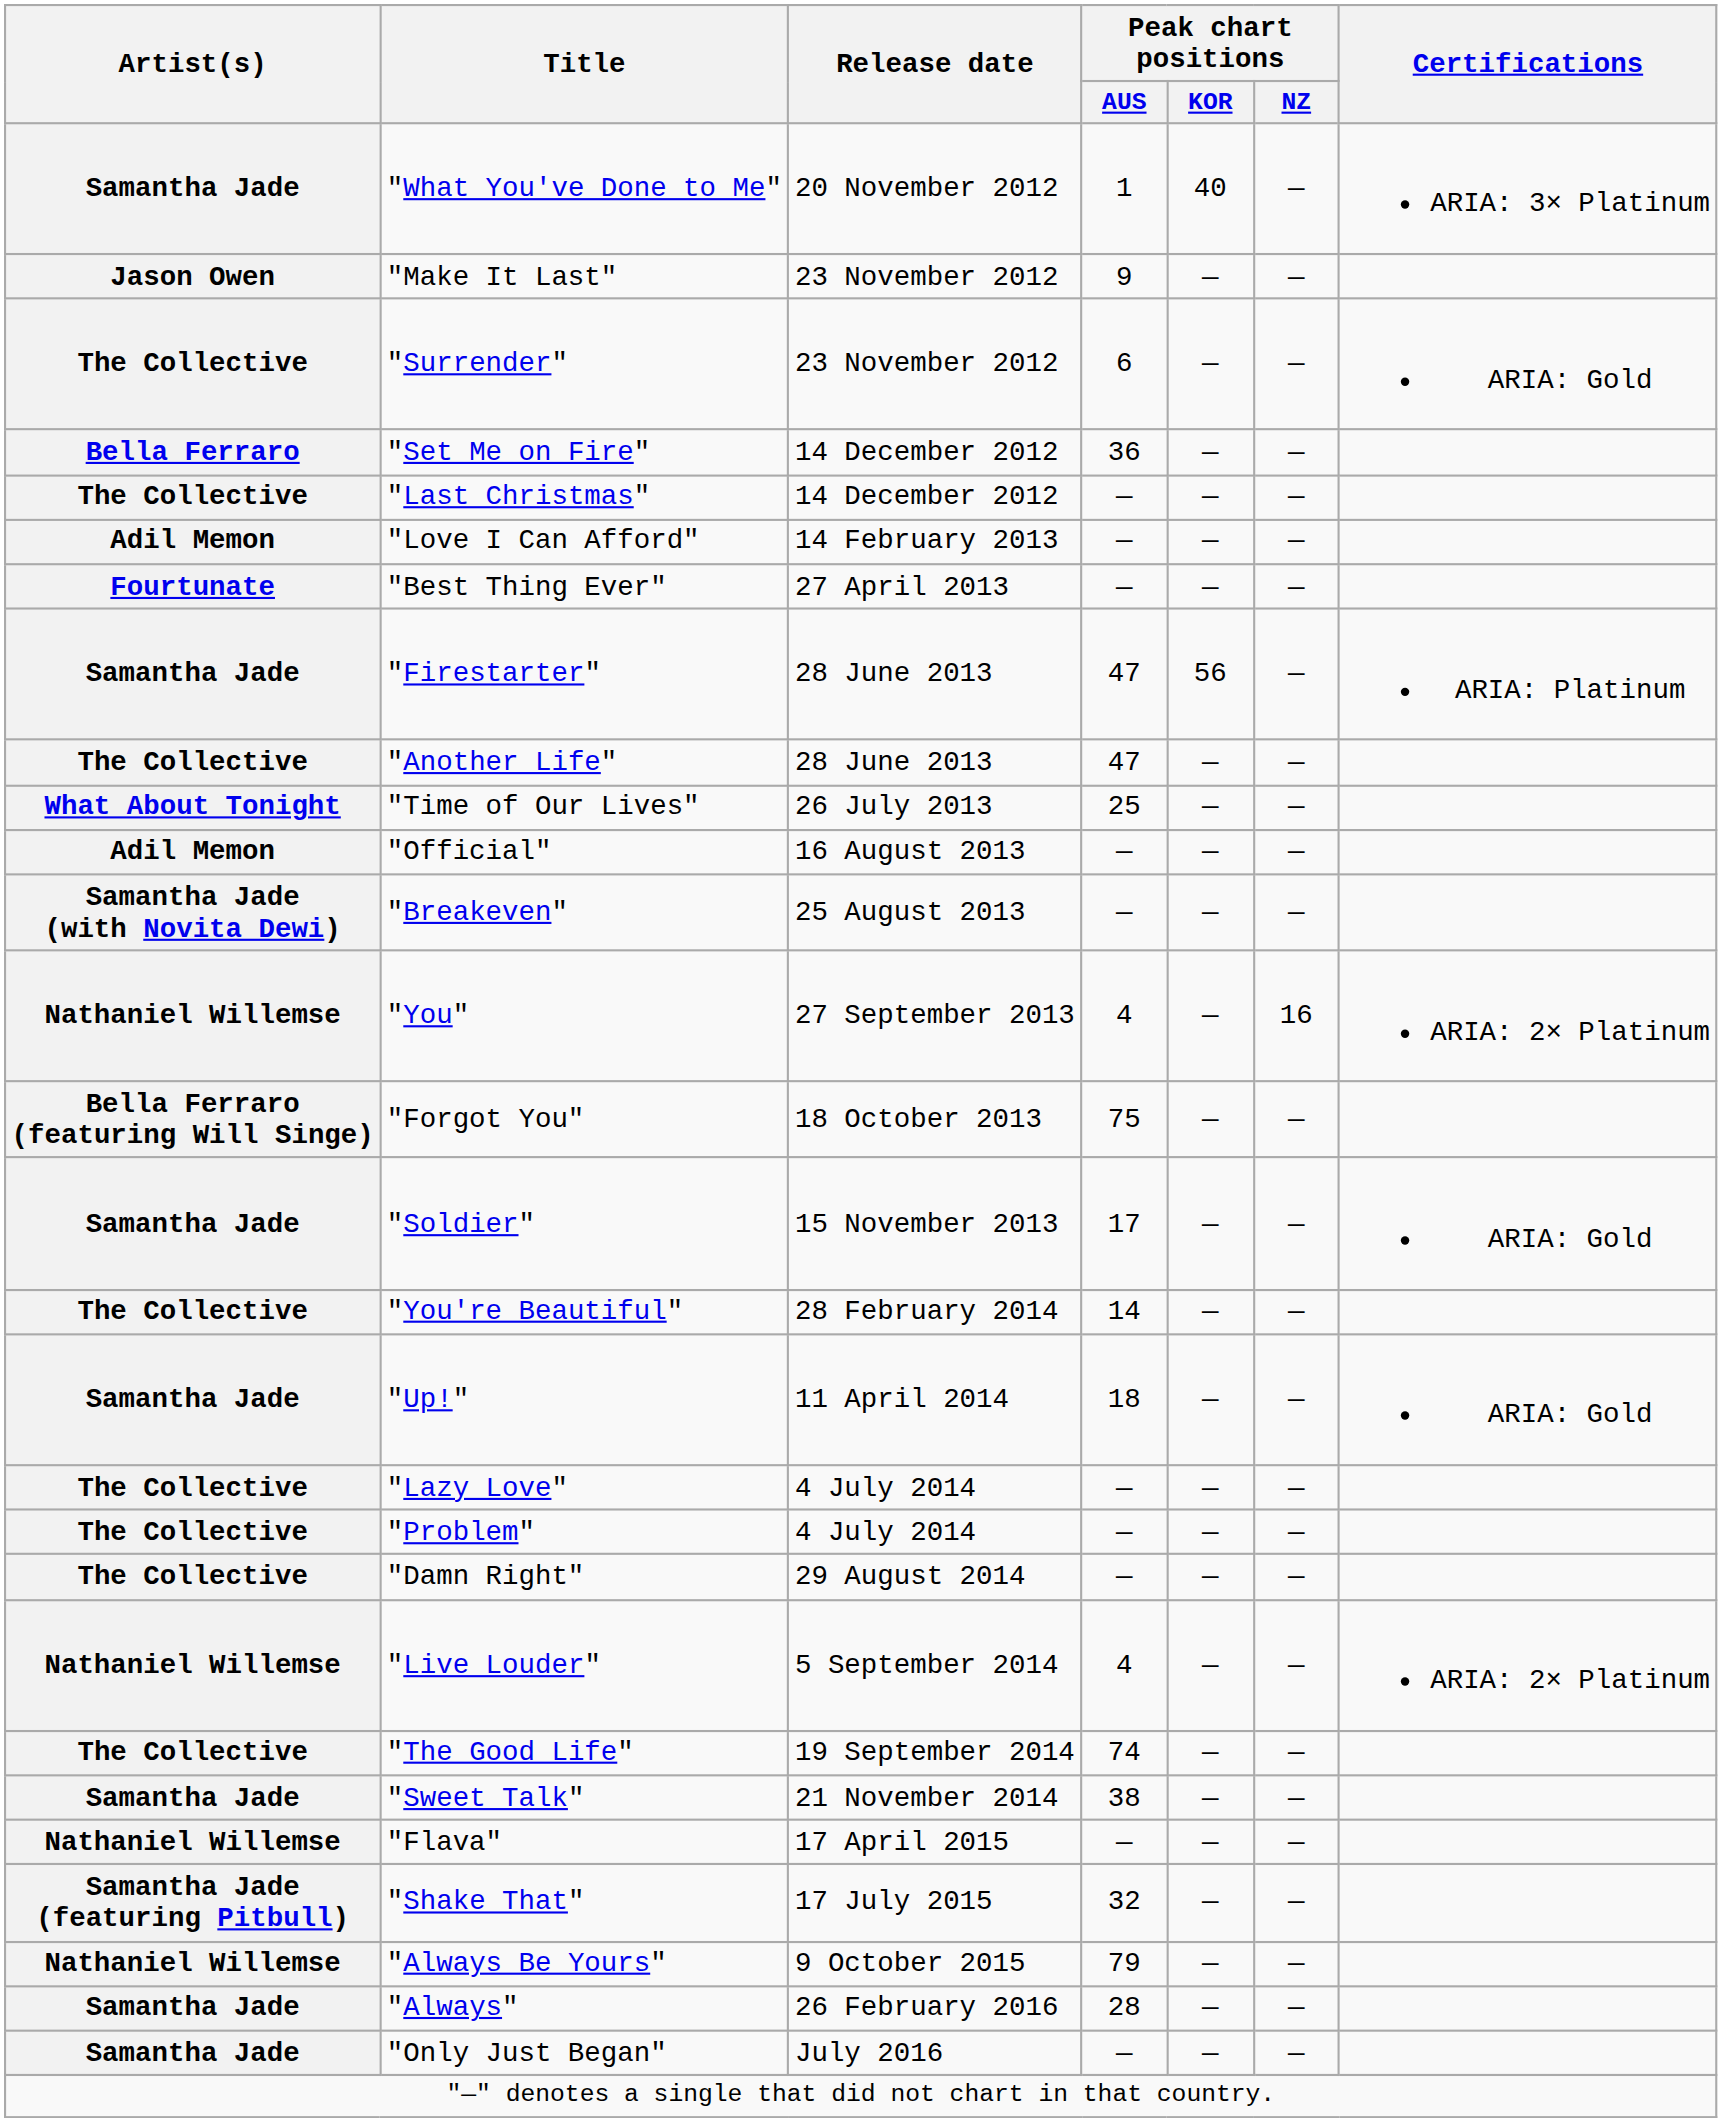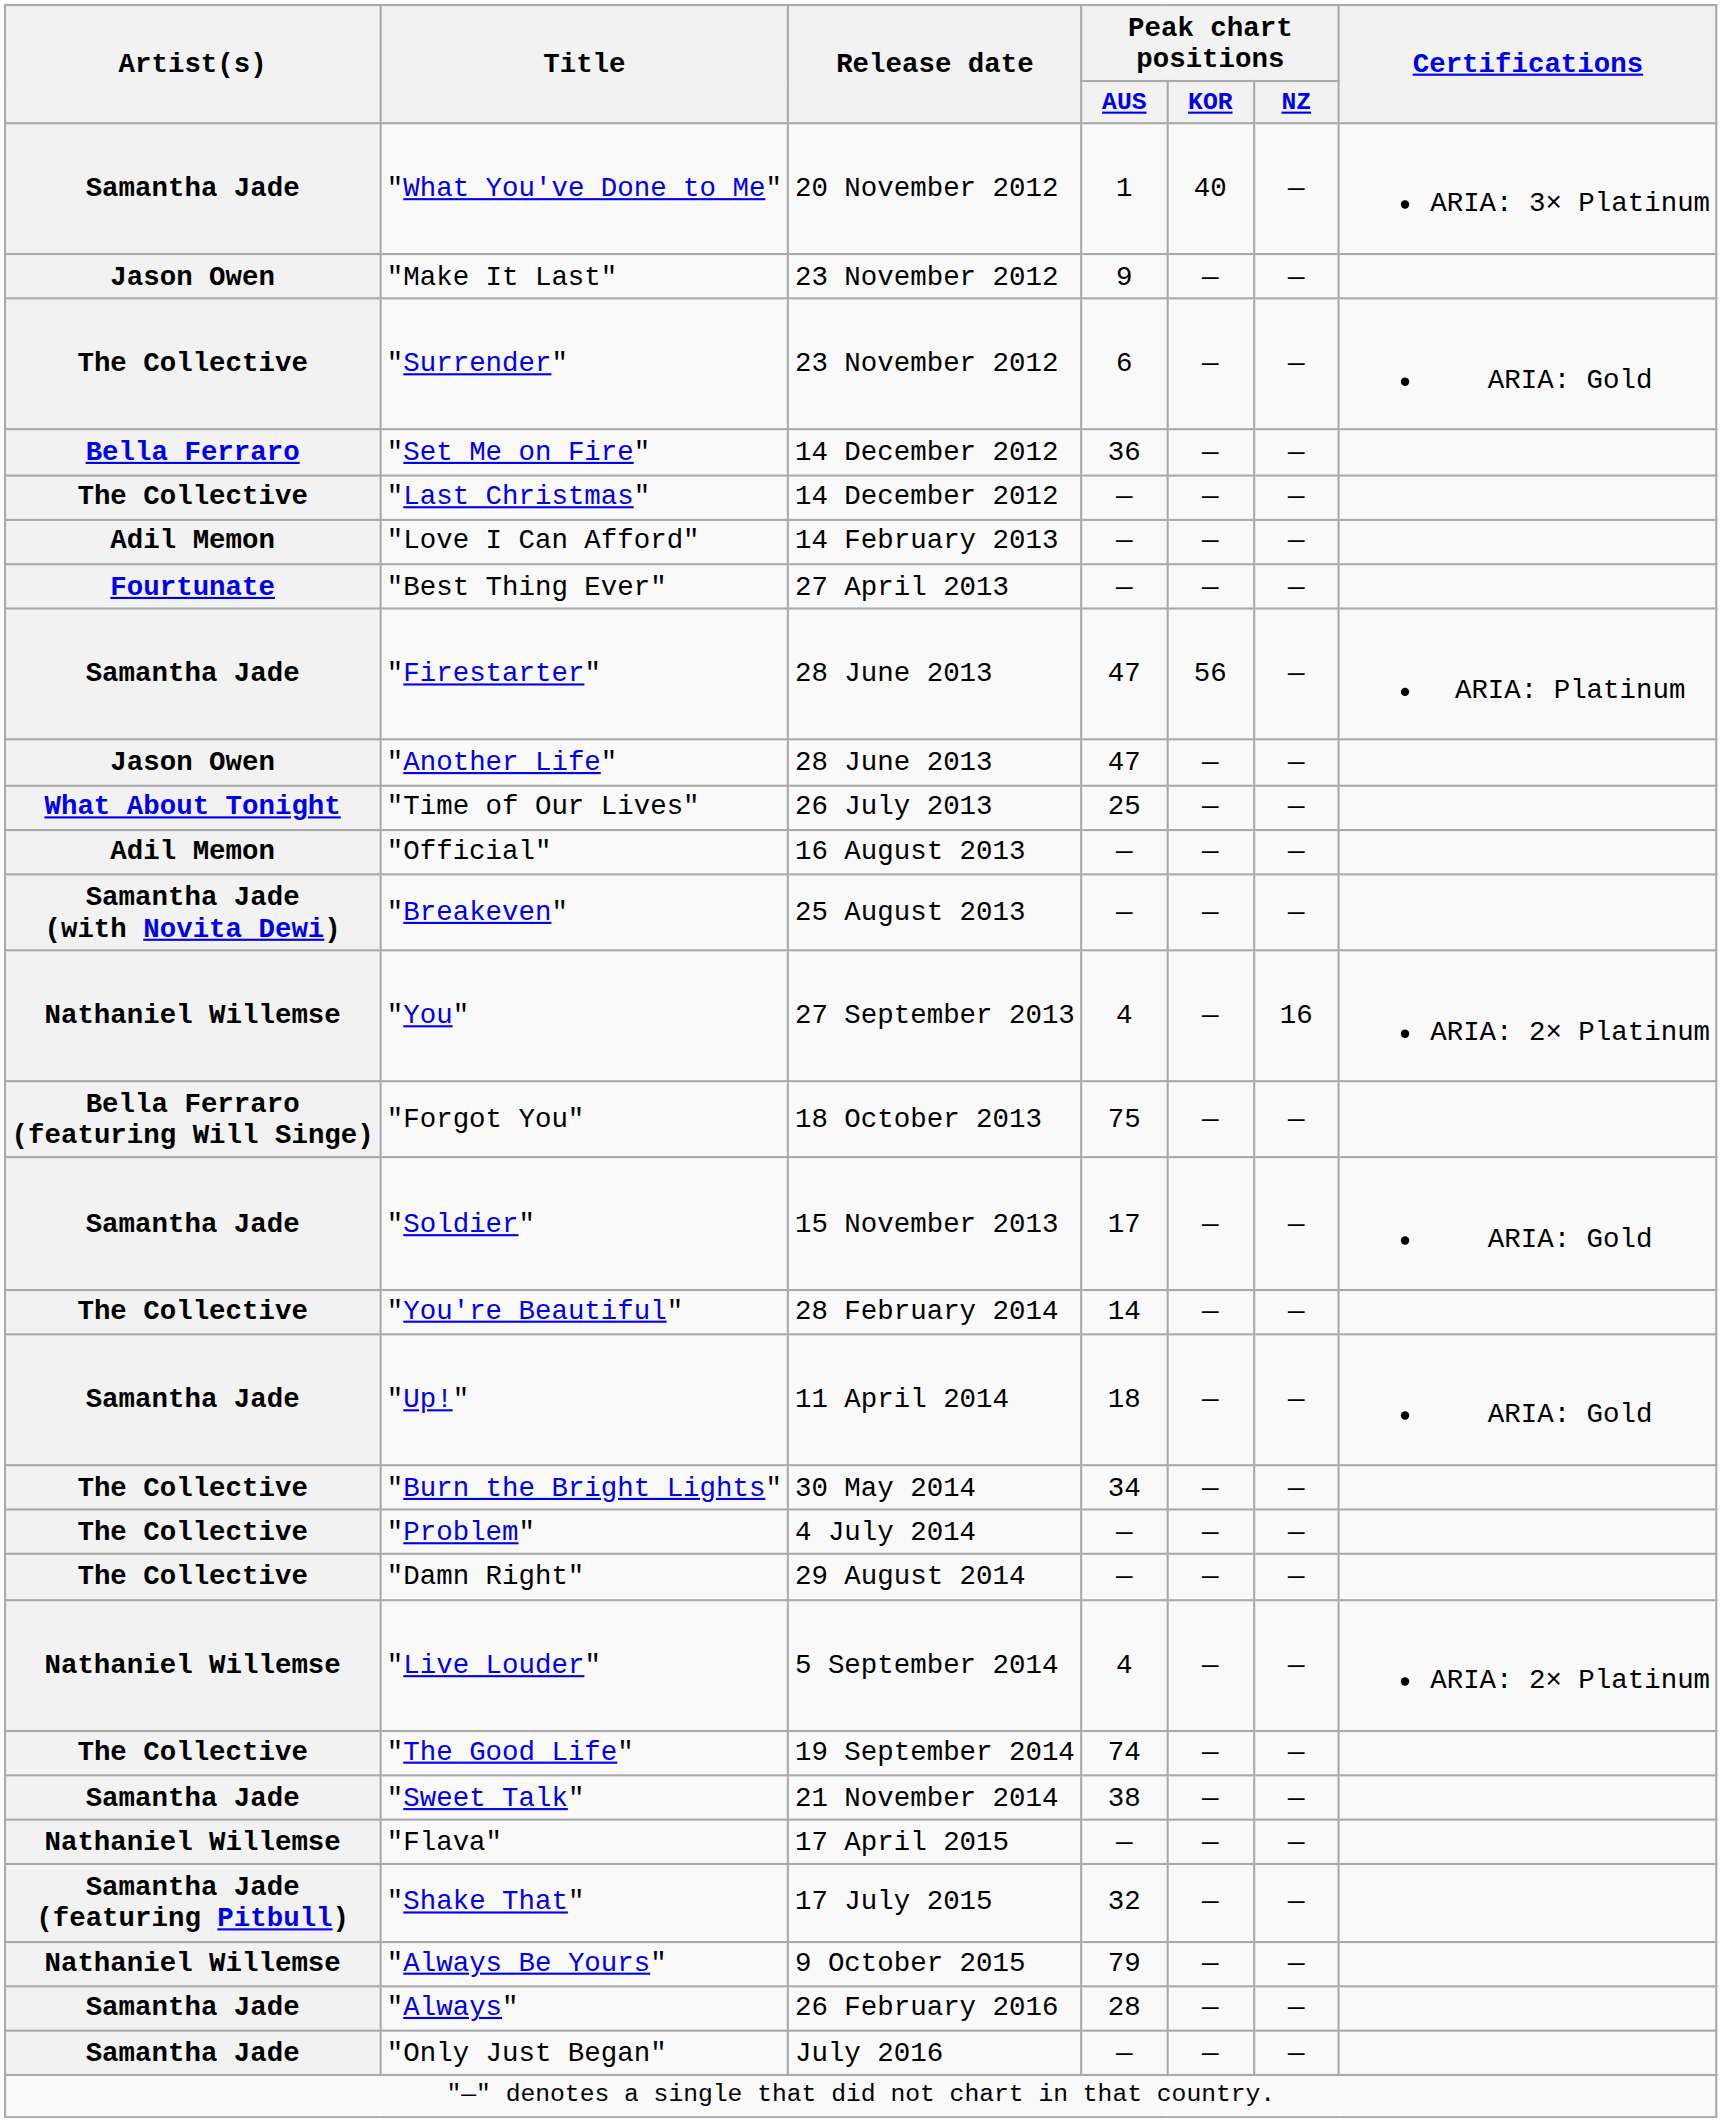(193, 762) The Collective -> (193, 762) Jason Owen
+ row: (584, 1488)
- row: (477, 1488)
